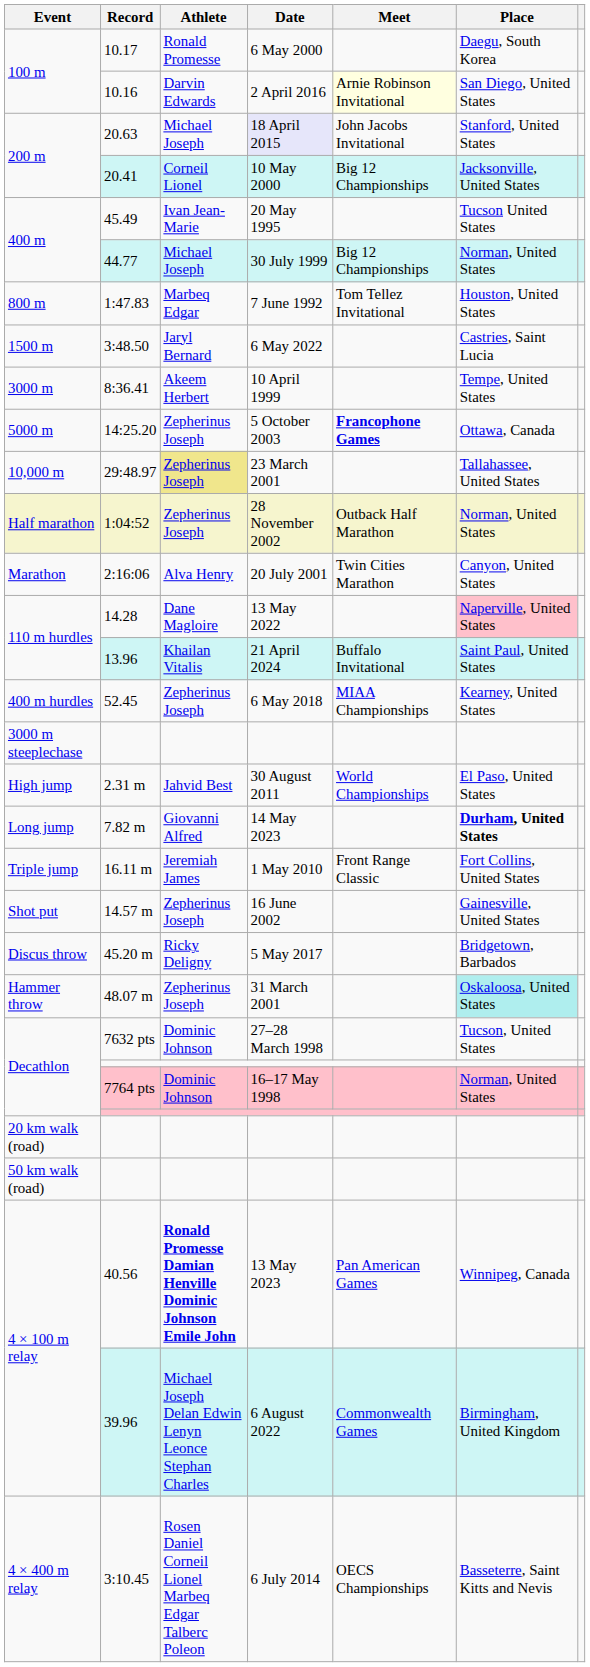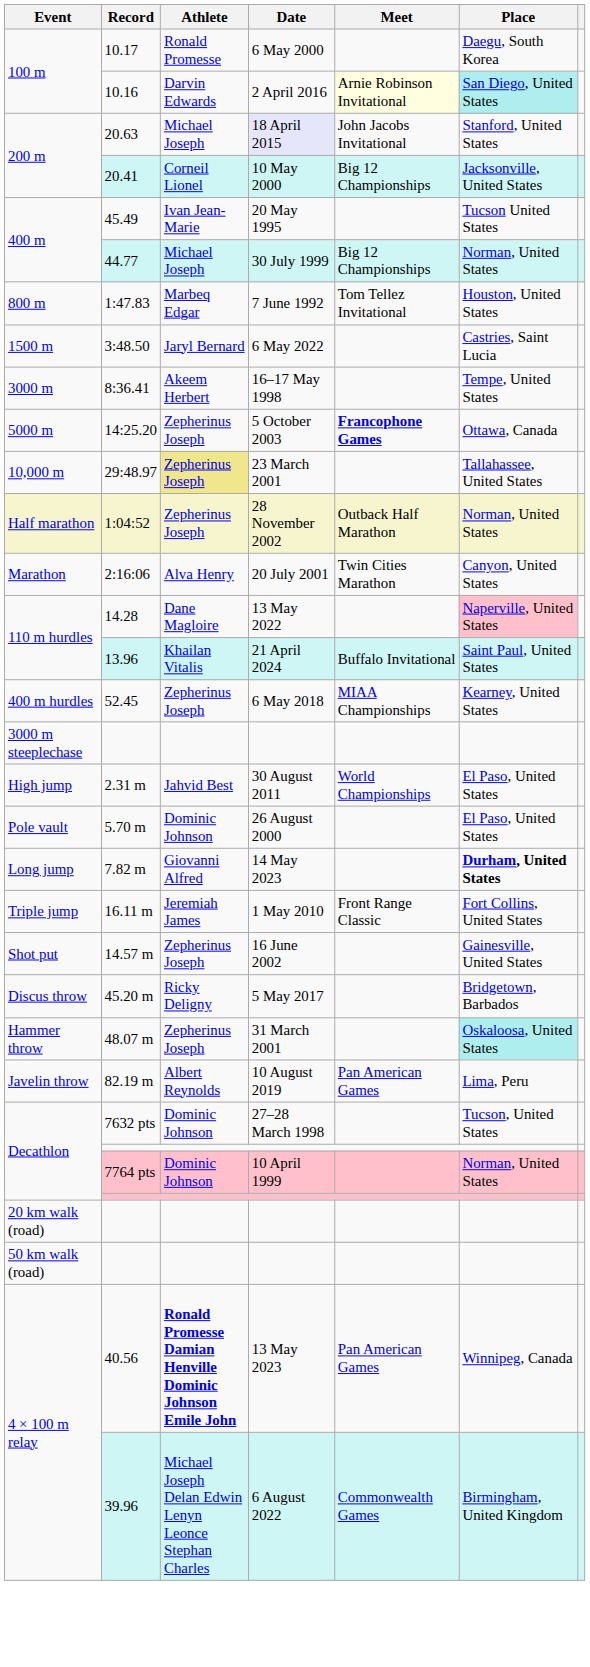(515, 92) no background -> (518, 92) paleturquoise background
(275, 387) 10 April 1999 -> (286, 387) 16–17 May 1998
+ row: (38, 827)
+ row: (48, 1080)
(285, 1087) 16–17 May 1998 -> (276, 1172) 10 April 1999
- row: (38, 1579)
